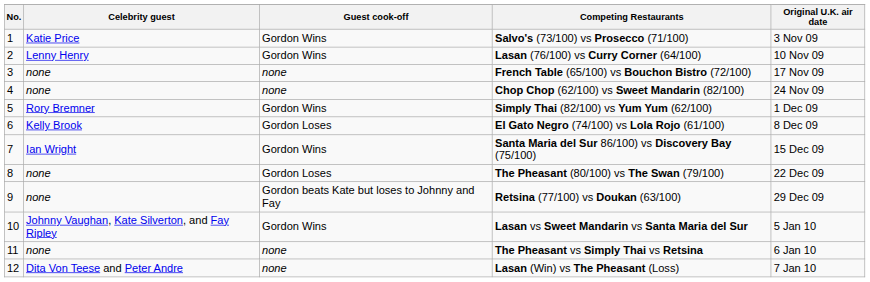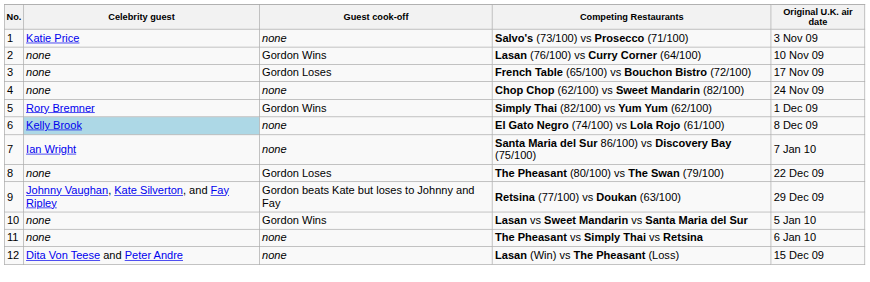(294, 38) Gordon Wins -> (274, 38) none
(57, 55) Lenny Henry -> (38, 55) none
(274, 73) none -> (297, 73) Gordon Loses
(54, 125) no background -> (54, 125) lightblue background
(297, 125) Gordon Loses -> (274, 125) none
(294, 149) Gordon Wins -> (274, 149) none
(799, 149) 15 Dec 09 -> (795, 149) 7 Jan 10
(38, 197) none -> (128, 197) Johnny Vaughan, Kate Silverton, and Fay Ripley
(128, 226) Johnny Vaughan, Kate Silverton, and Fay Ripley -> (38, 220) none
(795, 268) 7 Jan 10 -> (799, 255) 15 Dec 09
